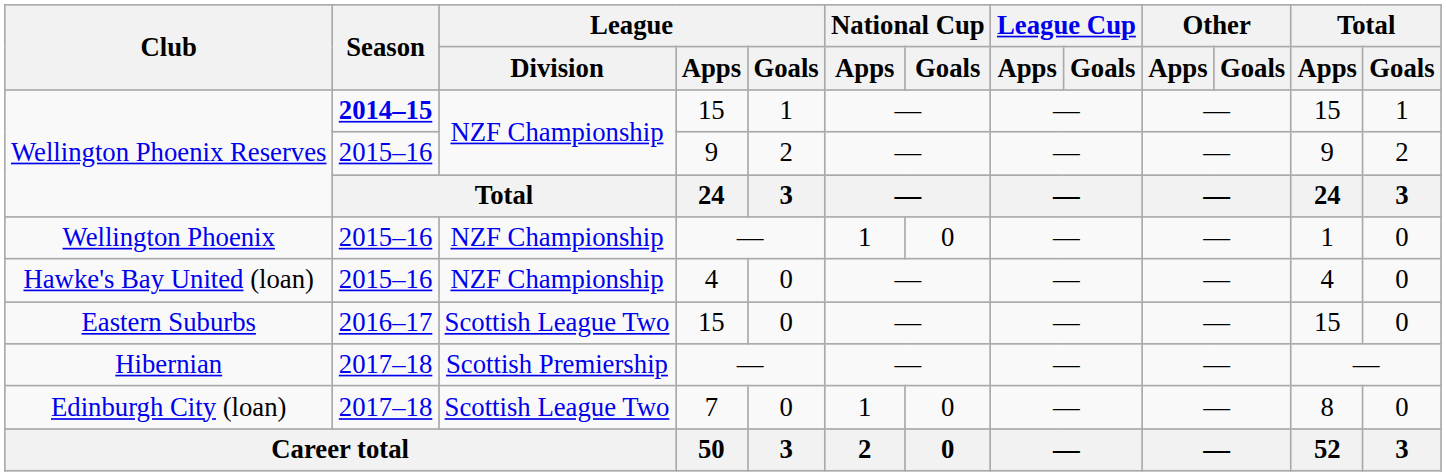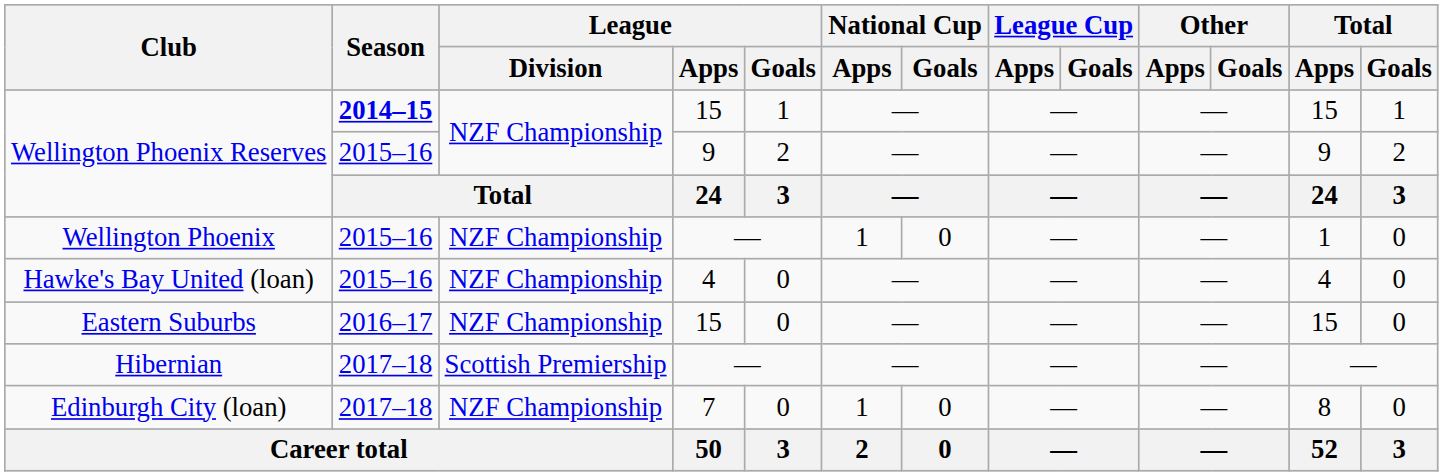(557, 322) Scottish League Two -> (556, 322) NZF Championship
(557, 407) Scottish League Two -> (556, 407) NZF Championship
